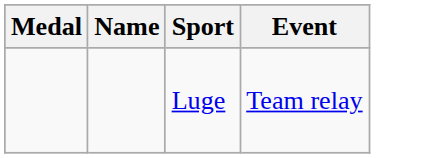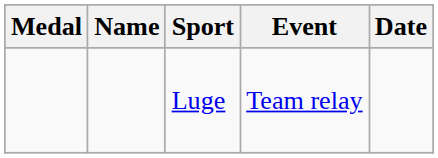+ column: (401, 26)
